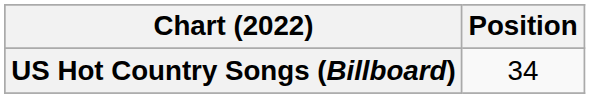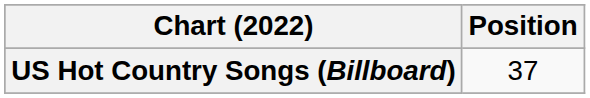(523, 70) 34 -> (523, 70) 37
